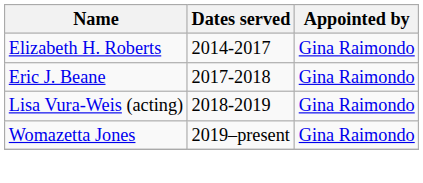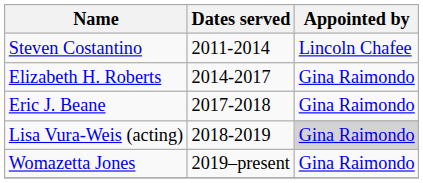+ row: (75, 47)
(357, 105) no background -> (357, 134) lightgrey background
